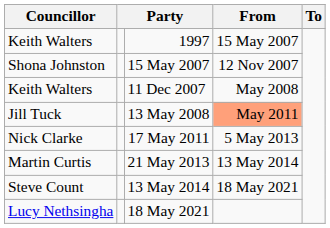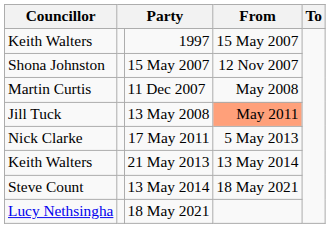(50, 89) Keith Walters -> (50, 89) Martin Curtis
(50, 162) Martin Curtis -> (50, 162) Keith Walters
